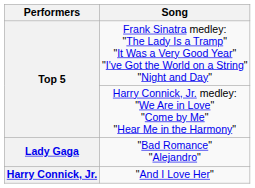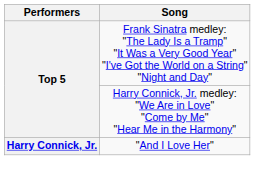- row: (175, 152)
